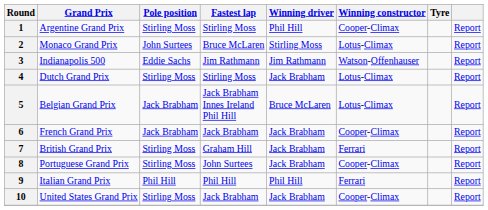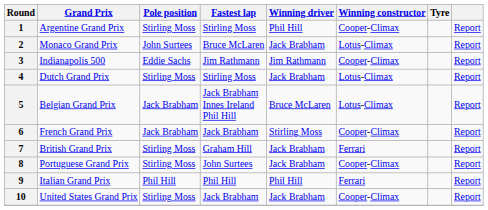(296, 44) Stirling Moss -> (297, 44) Jack Brabham
(379, 60) Watson-Offenhauser -> (369, 60) Cooper-Climax
(297, 132) Jack Brabham -> (296, 132) Stirling Moss
